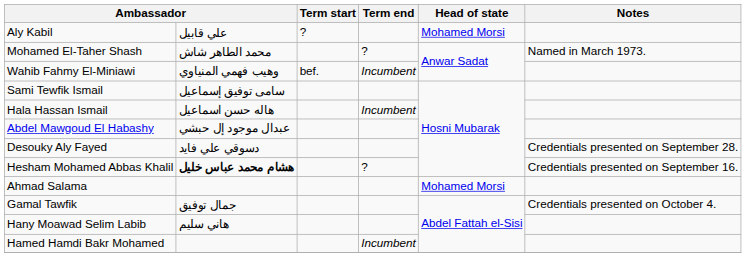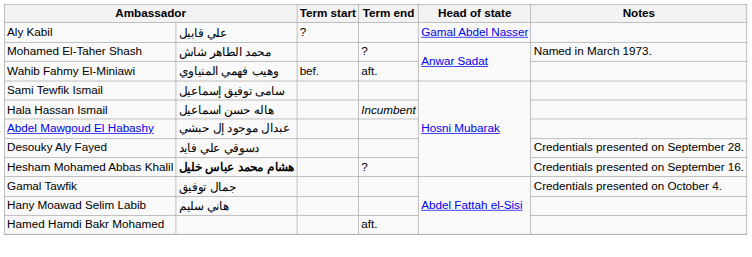(463, 32) Mohamed Morsi -> (475, 32) Gamal Abdel Nasser
(389, 71) Incumbent -> (369, 71) aft.
- row: (47, 186)
(389, 243) Incumbent -> (369, 224) aft.
